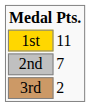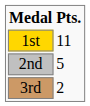(60, 64) 7 -> (60, 64) 5
